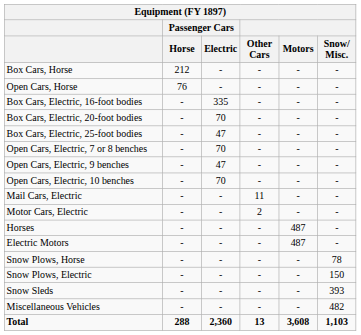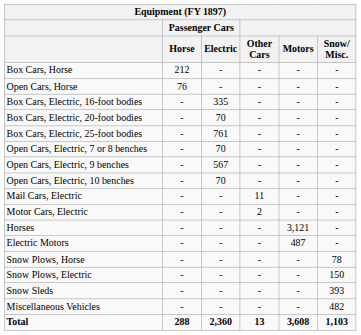(221, 133) 47 -> (221, 133) 761
(221, 165) 47 -> (221, 165) 567
(298, 228) 487 -> (298, 228) 3,121
